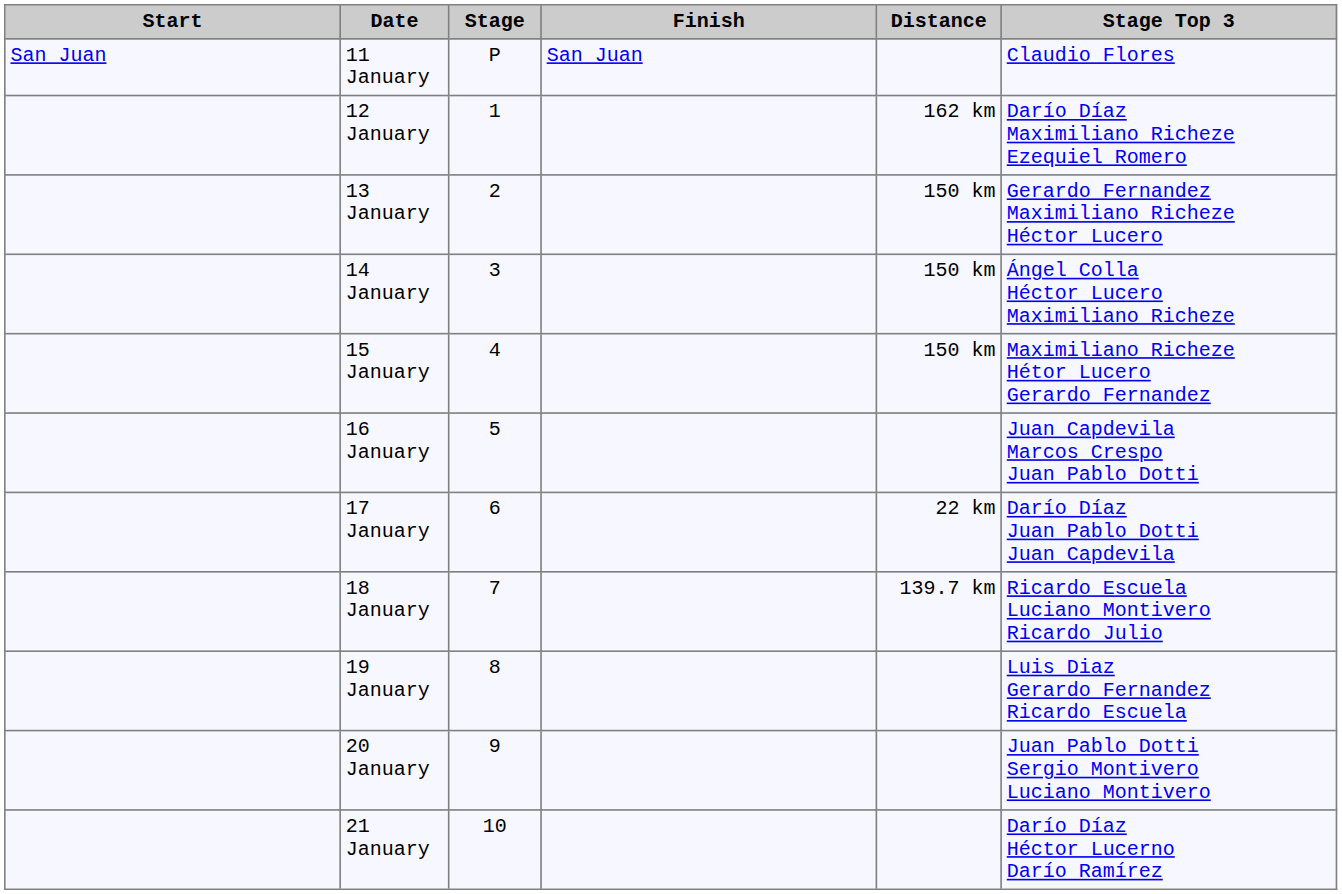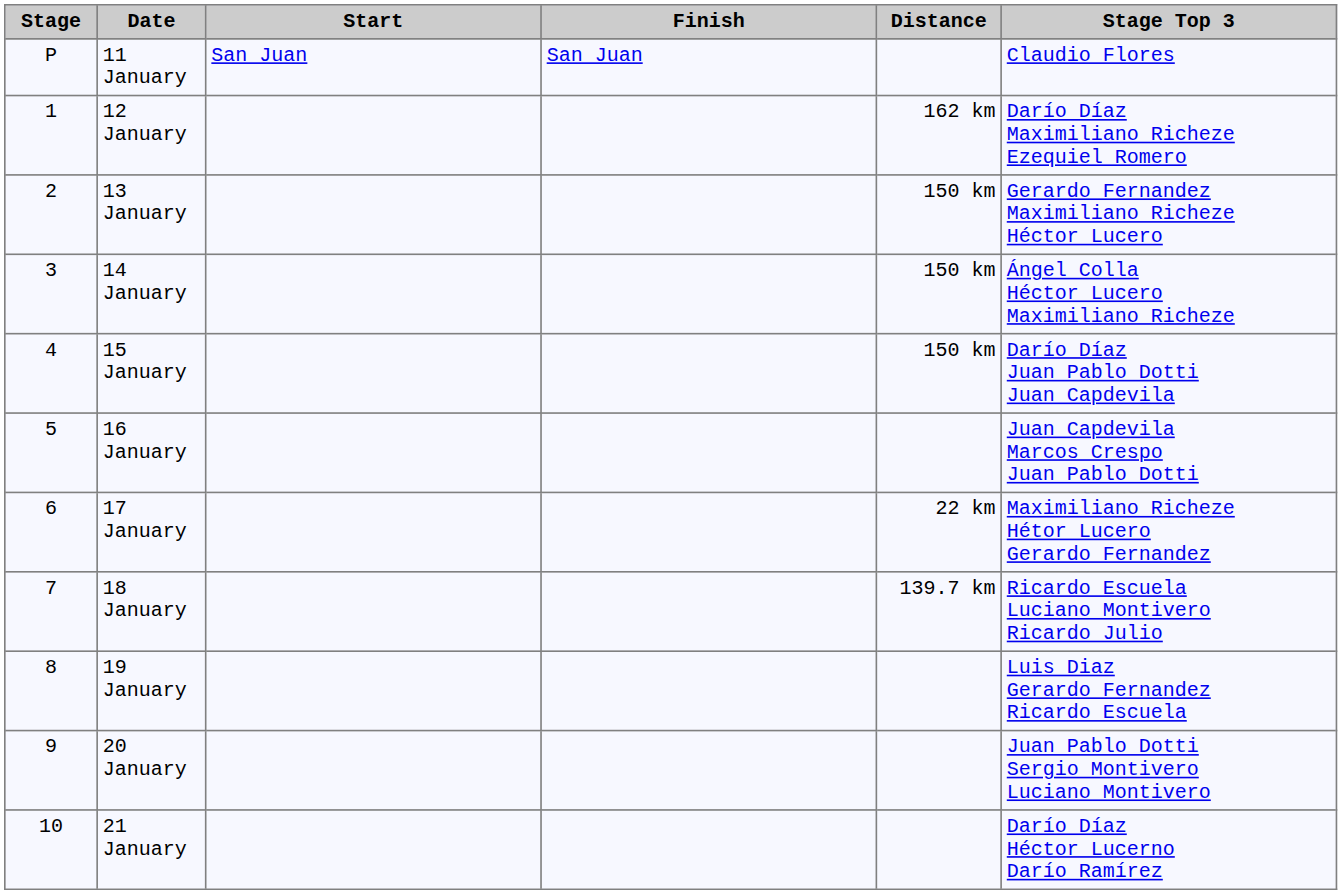columns swapped: (495, 22) <-> (172, 22)
(1121, 373) Maximiliano Richeze Hétor Lucero Gerardo Fernandez -> (1103, 373) Darío Díaz Juan Pablo Dotti Juan Capdevila
(1103, 532) Darío Díaz Juan Pablo Dotti Juan Capdevila -> (1121, 532) Maximiliano Richeze Hétor Lucero Gerardo Fernandez
